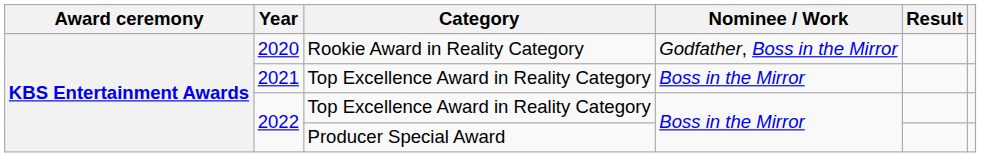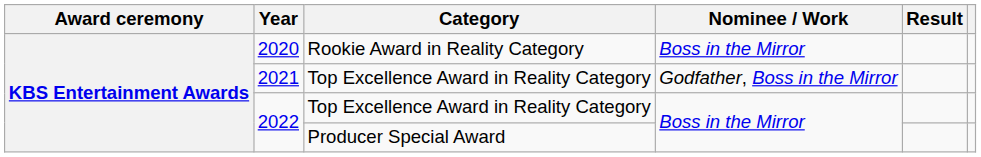(778, 48) Godfather, Boss in the Mirror -> (732, 48) Boss in the Mirror
(732, 78) Boss in the Mirror -> (778, 78) Godfather, Boss in the Mirror
